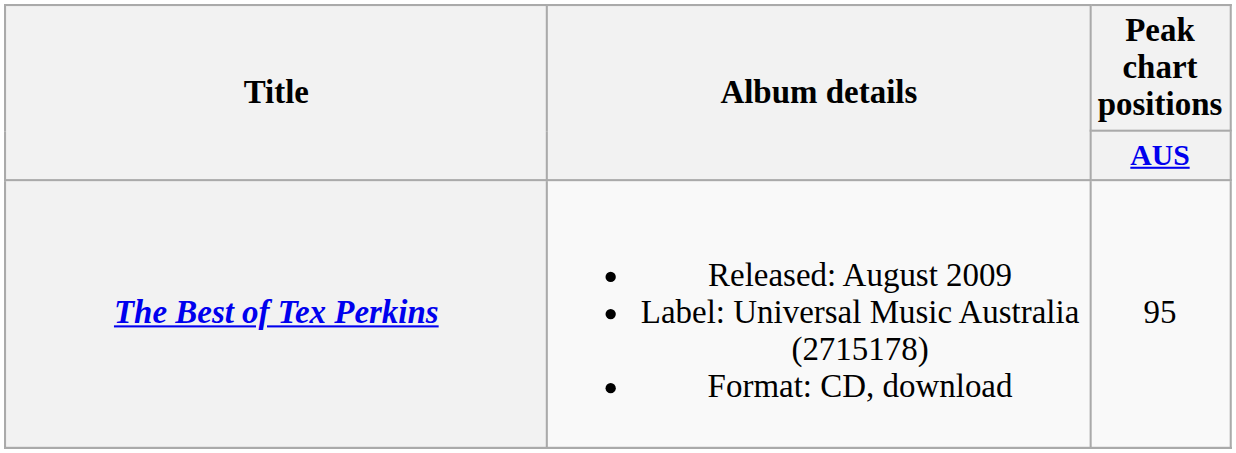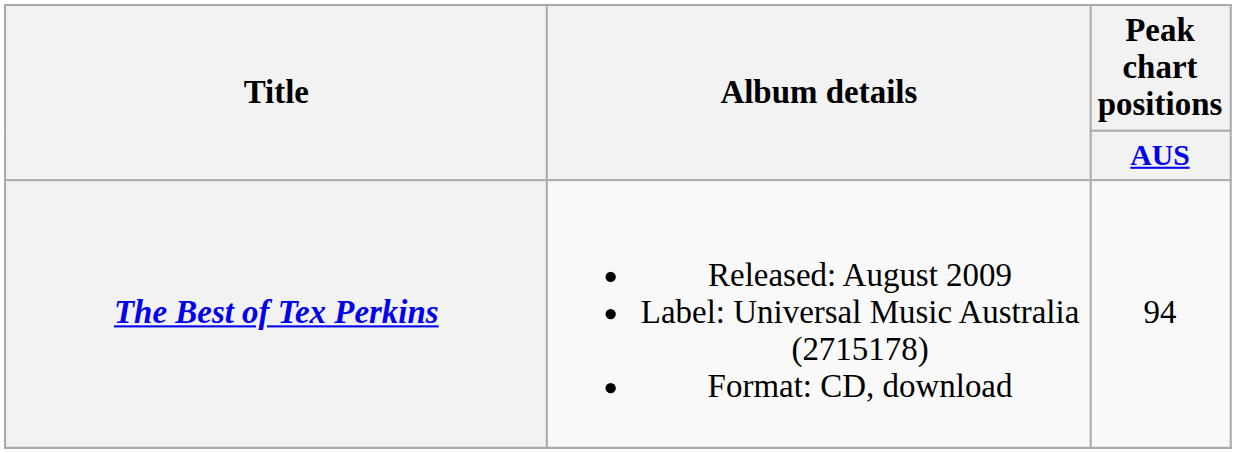(1160, 313) 95 -> (1160, 313) 94
